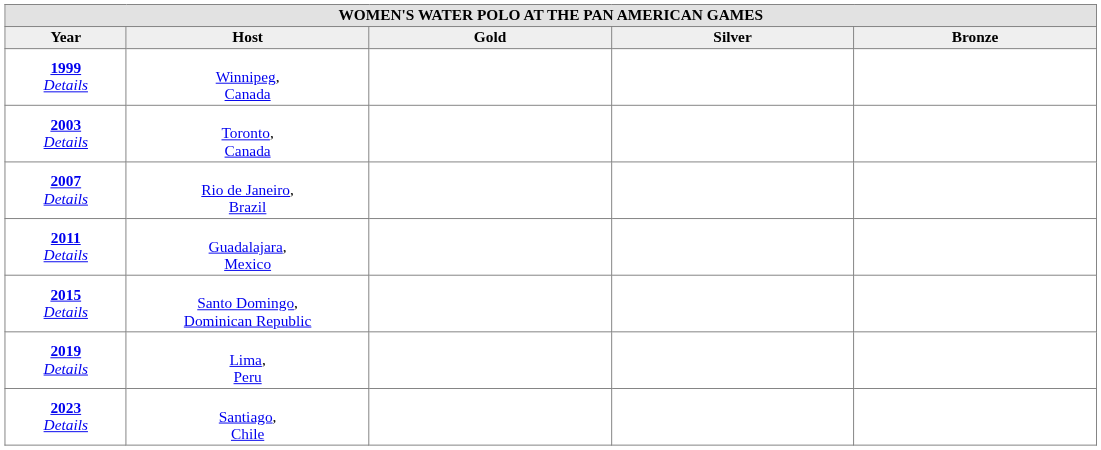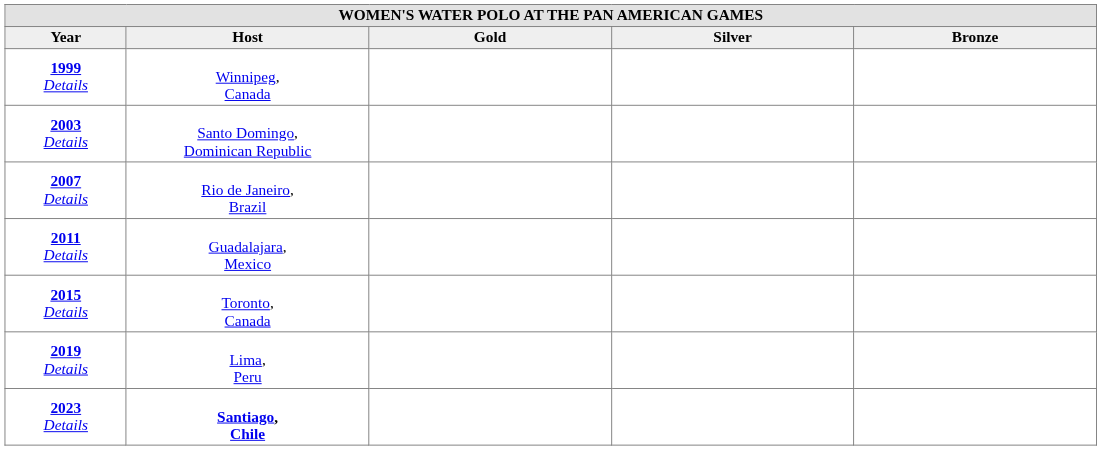(248, 142) Toronto, Canada -> (248, 142) Santo Domingo, Dominican Republic
(248, 312) Santo Domingo, Dominican Republic -> (248, 312) Toronto, Canada
(248, 425) normal -> (248, 425) bold
